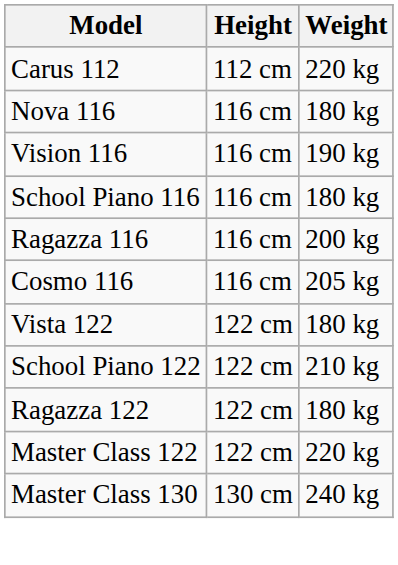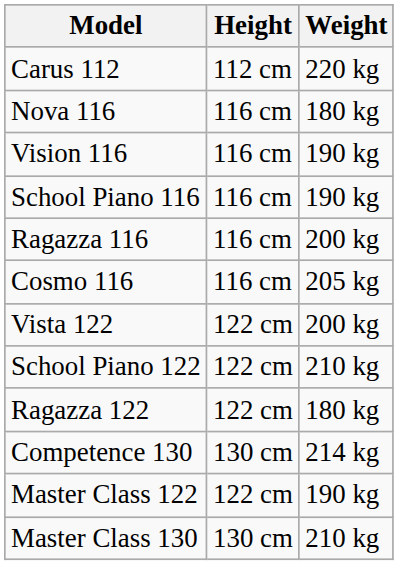(342, 196) 180 kg -> (342, 196) 190 kg
(342, 324) 180 kg -> (342, 324) 200 kg
+ row: (102, 452)
(342, 452) 220 kg -> (342, 494) 190 kg
(342, 494) 240 kg -> (342, 537) 210 kg
